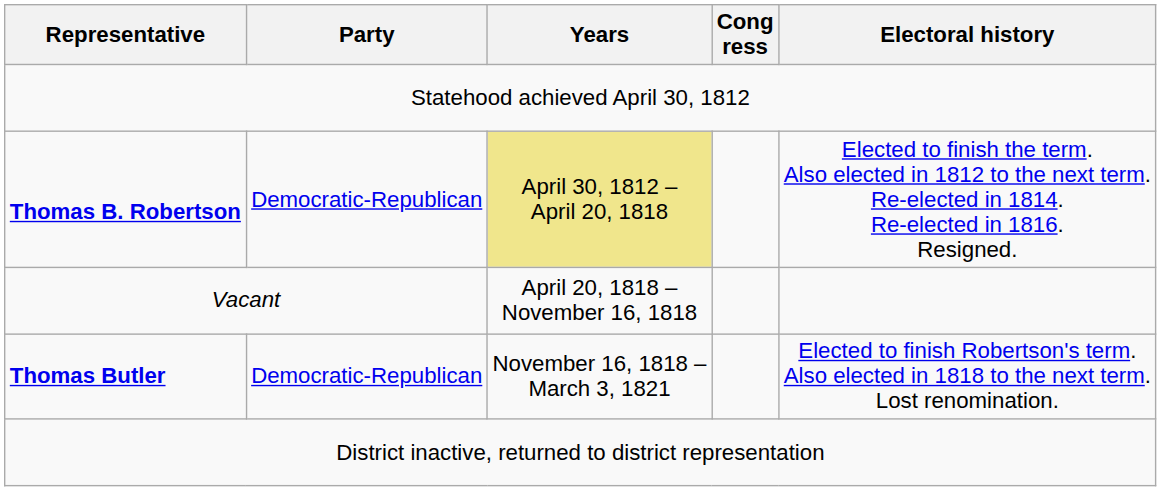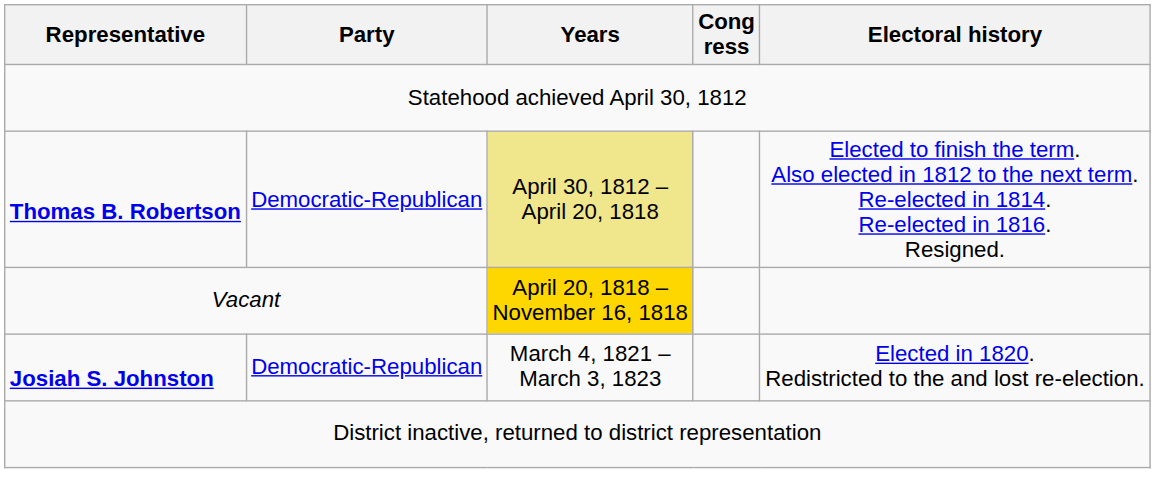(599, 300) no background -> (590, 300) gold background
- row: (88, 376)
+ row: (112, 379)
